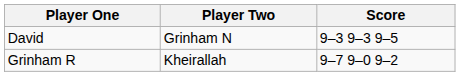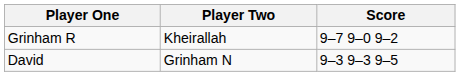rows swapped: (26, 37) <-> (42, 60)
